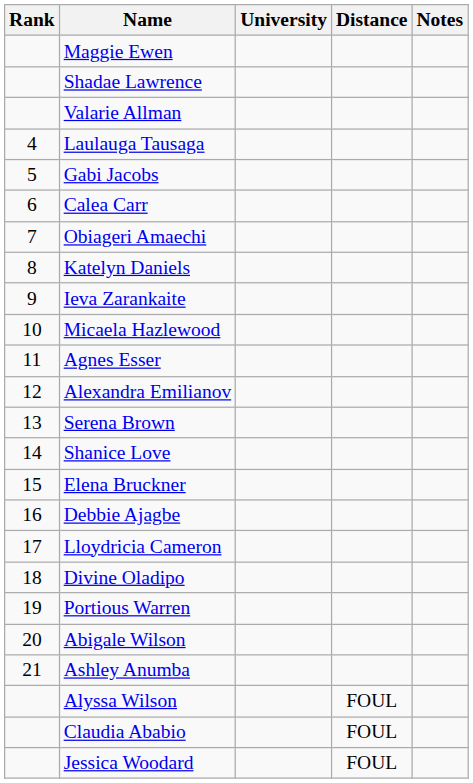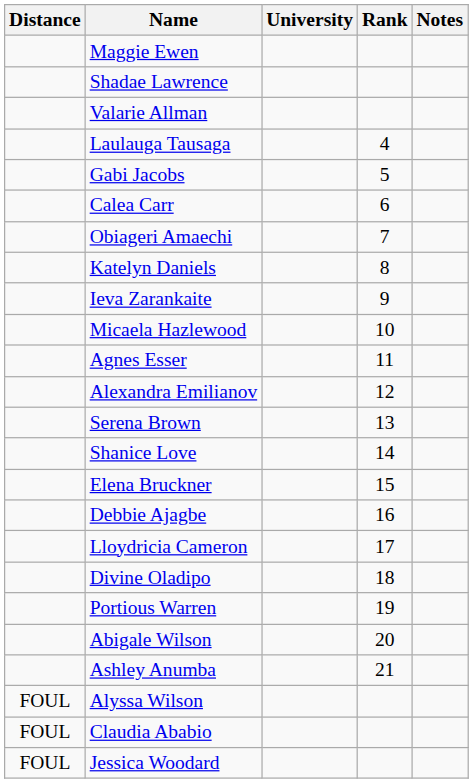columns swapped: (32, 19) <-> (372, 19)
